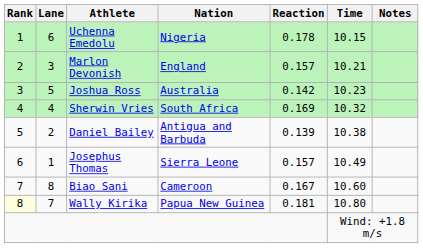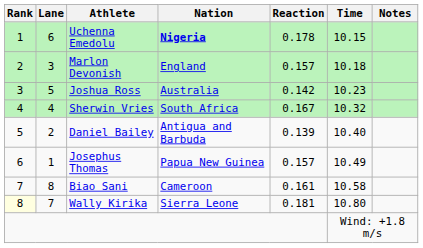(183, 37) normal -> (183, 37) bold
(350, 67) 10.21 -> (350, 67) 10.18
(299, 108) 0.169 -> (299, 108) 0.167
(350, 132) 10.38 -> (350, 132) 10.40
(199, 162) Sierra Leone -> (212, 162) Papua New Guinea
(299, 186) 0.167 -> (299, 186) 0.161
(350, 186) 10.60 -> (350, 186) 10.58
(212, 204) Papua New Guinea -> (199, 204) Sierra Leone
